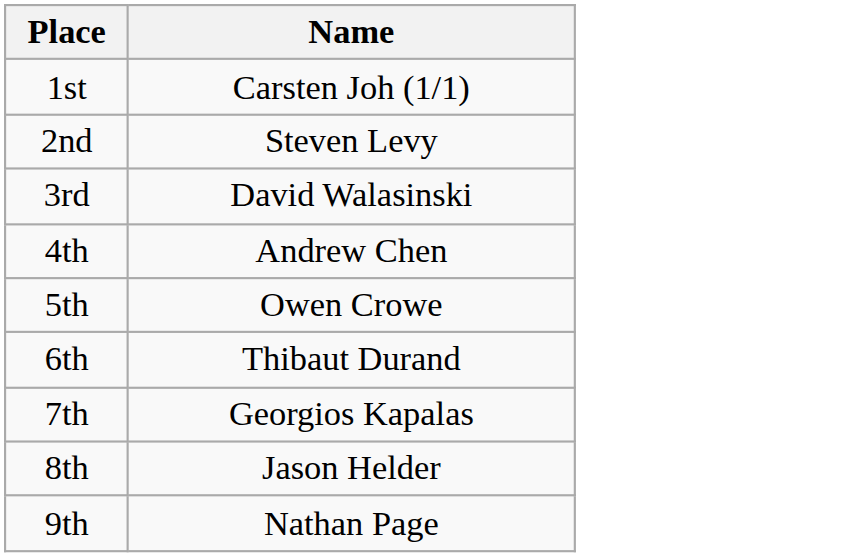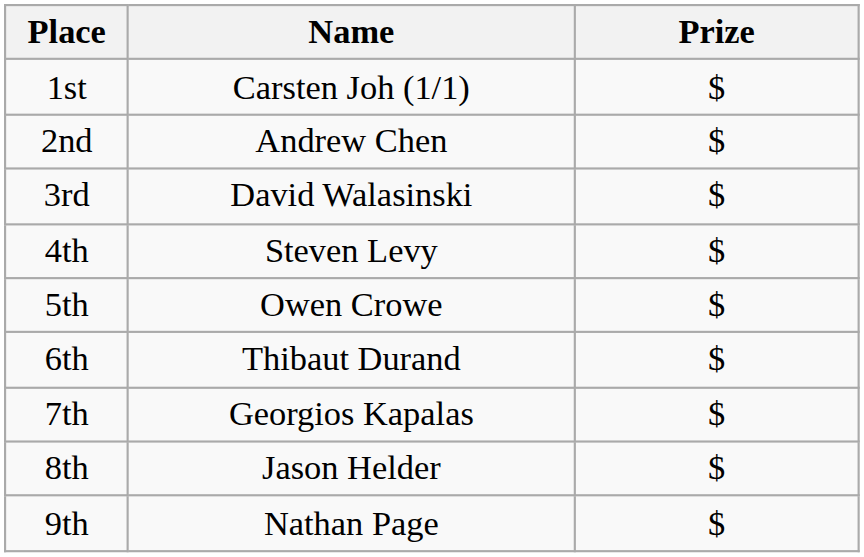+ column: (717, 31)
(351, 140) Steven Levy -> (351, 140) Andrew Chen
(351, 250) Andrew Chen -> (351, 250) Steven Levy
